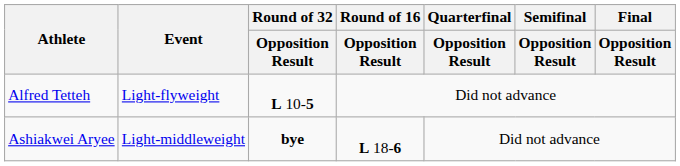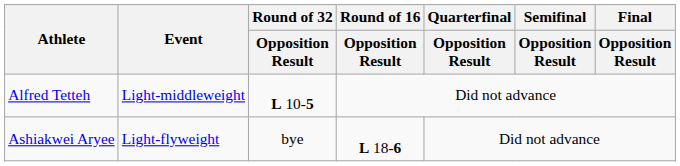(171, 95) Light-flyweight -> (183, 95) Light-middleweight
(183, 139) Light-middleweight -> (171, 139) Light-flyweight
(292, 139) bold -> (292, 139) normal
